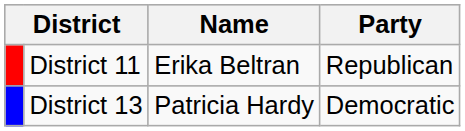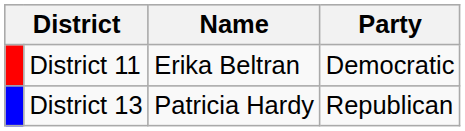(389, 65) Republican -> (390, 65) Democratic
(390, 105) Democratic -> (389, 105) Republican
